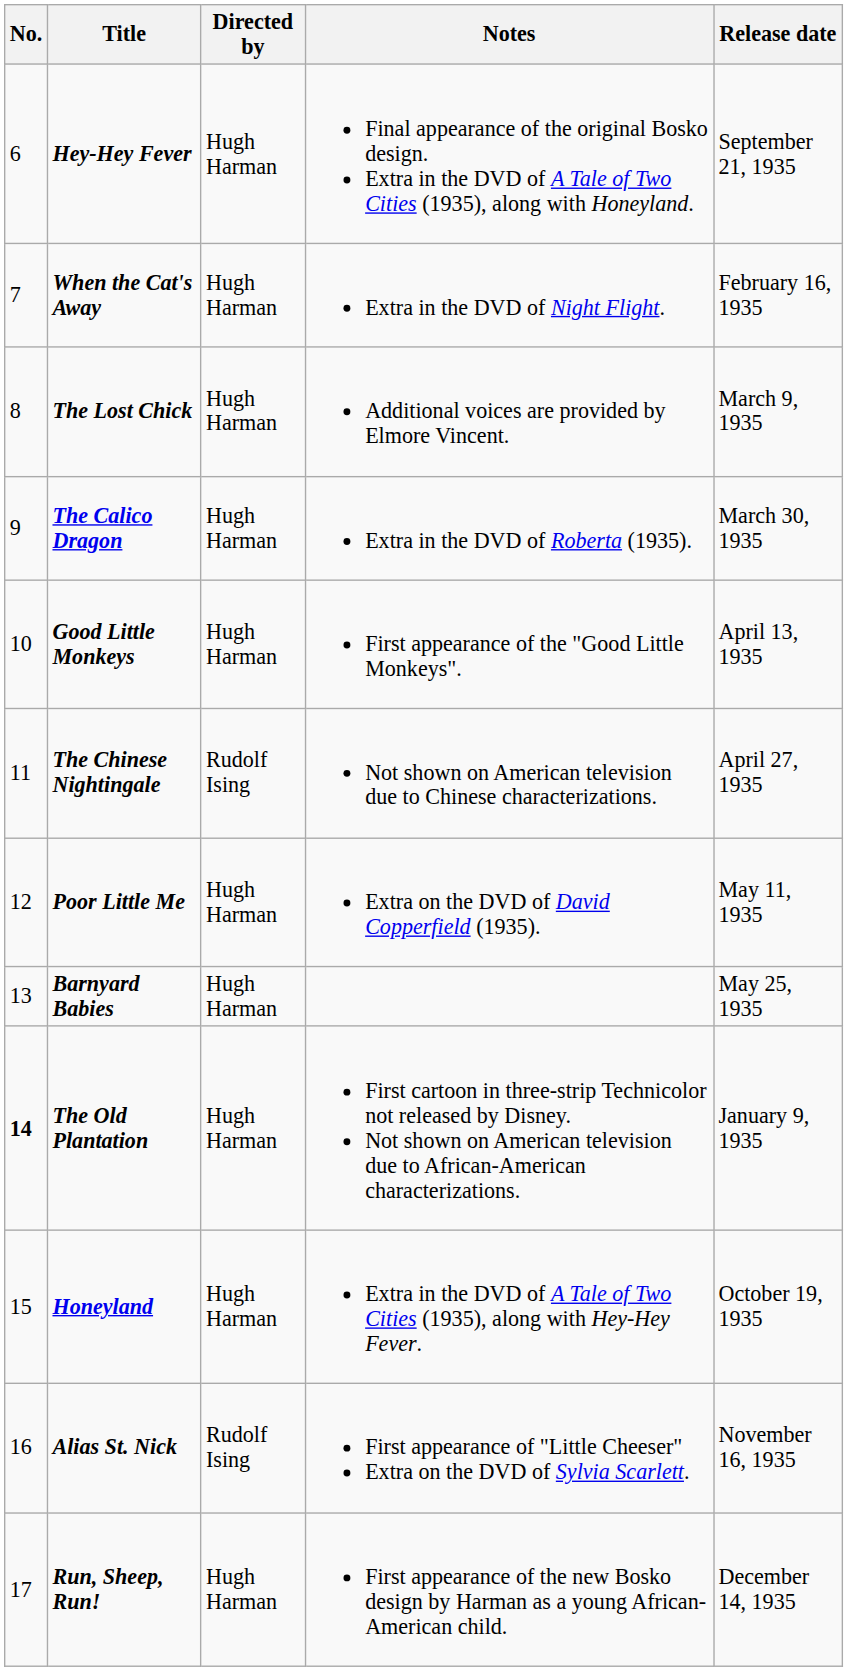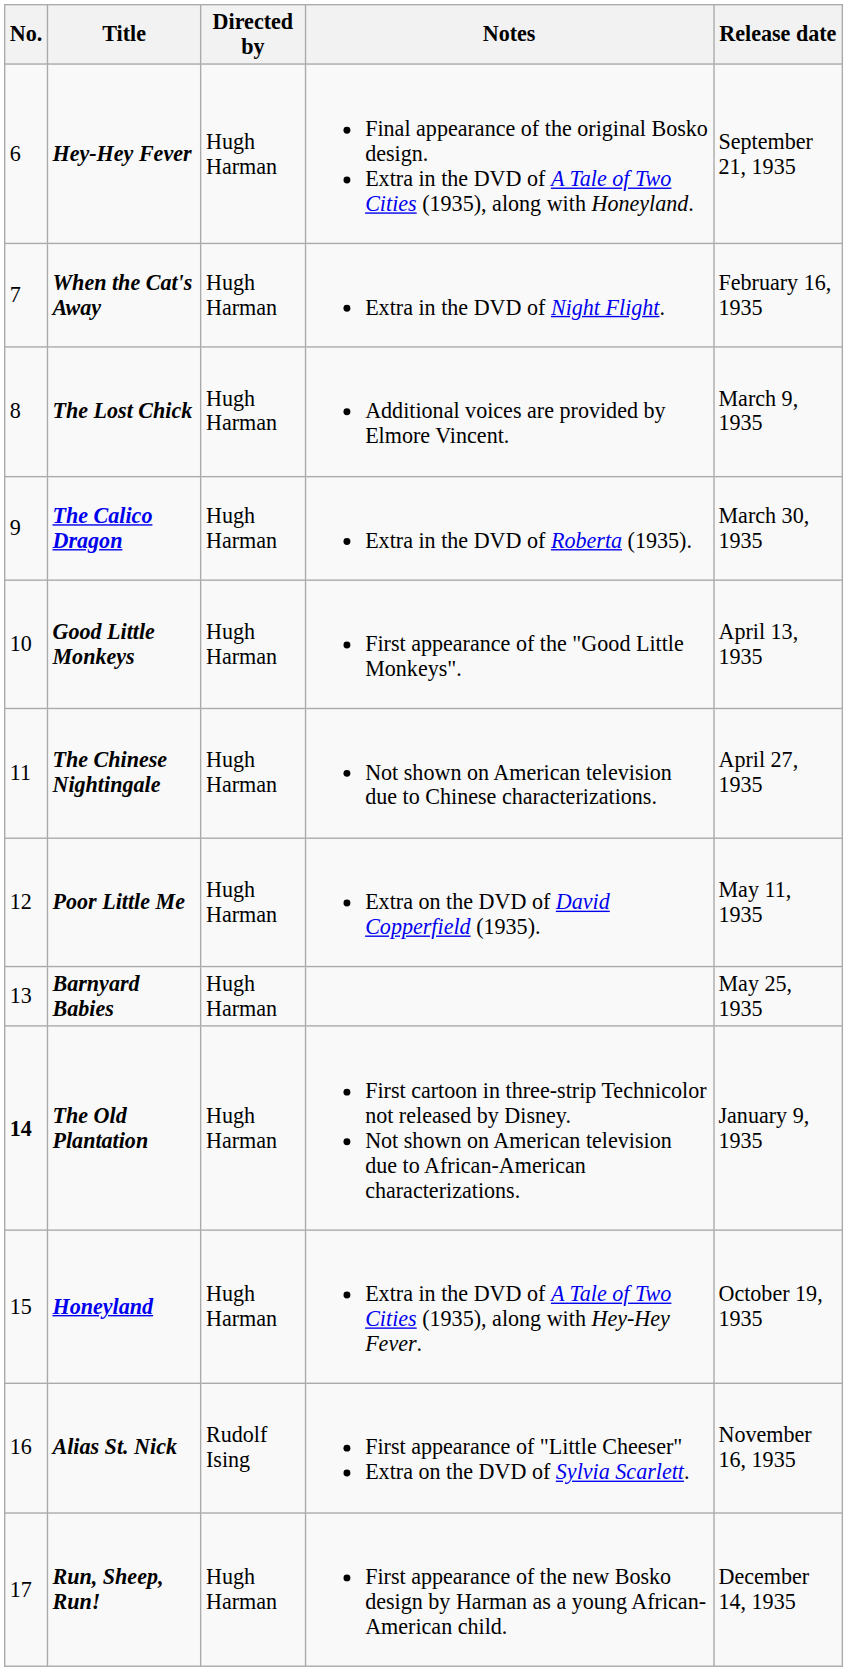(237, 773) Rudolf Ising -> (242, 773) Hugh Harman
